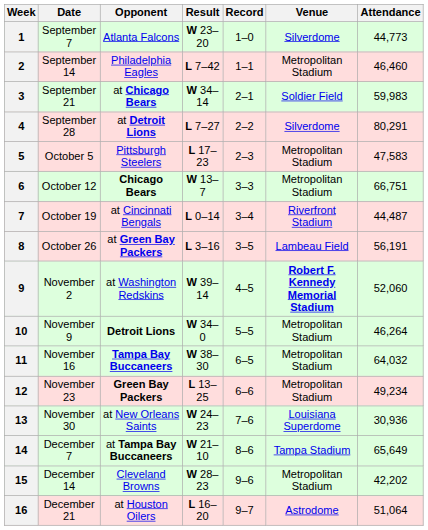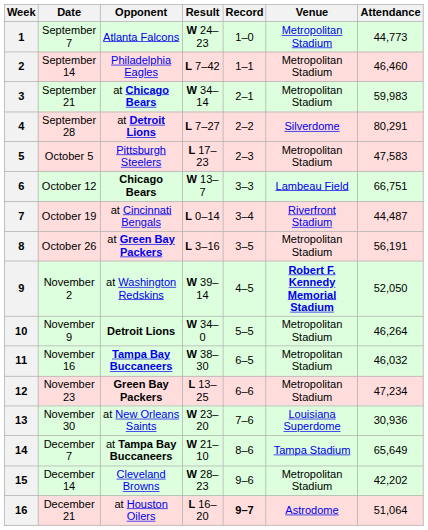(203, 36) W 23–20 -> (203, 36) W 24–23
(312, 36) Silverdome -> (312, 36) Metropolitan Stadium
(312, 96) Soldier Field -> (312, 96) Metropolitan Stadium
(312, 186) Metropolitan Stadium -> (312, 186) Lambeau Field
(312, 246) Lambeau Field -> (312, 246) Metropolitan Stadium
(391, 288) 52,060 -> (391, 288) 52,050
(391, 361) 64,032 -> (391, 361) 46,032
(391, 391) 49,234 -> (391, 391) 47,234
(203, 420) W 24–23 -> (203, 420) W 23–20
(244, 510) normal -> (244, 510) bold
